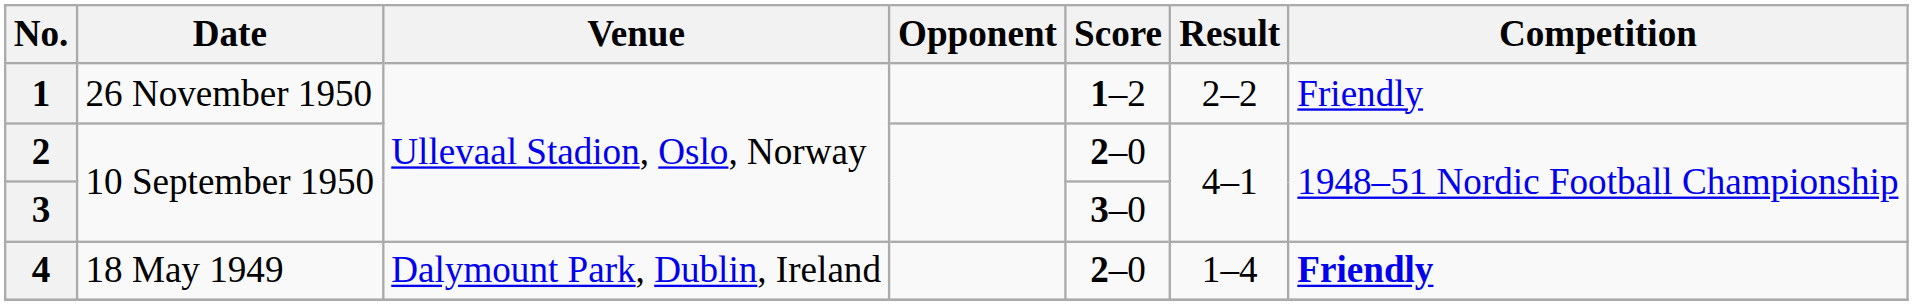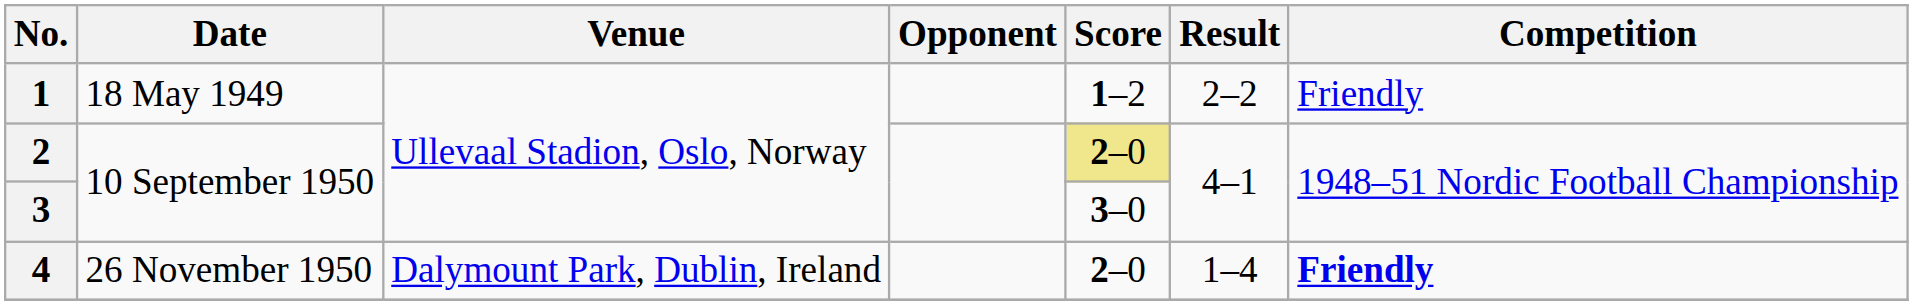(229, 92) 26 November 1950 -> (184, 92) 18 May 1949
(1118, 151) no background -> (1118, 151) khaki background
(184, 269) 18 May 1949 -> (229, 269) 26 November 1950
